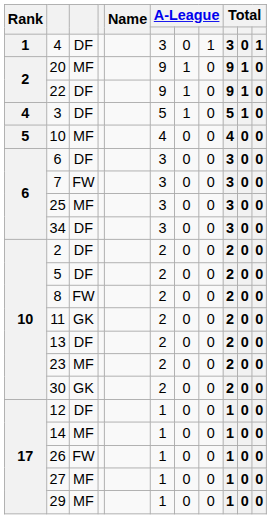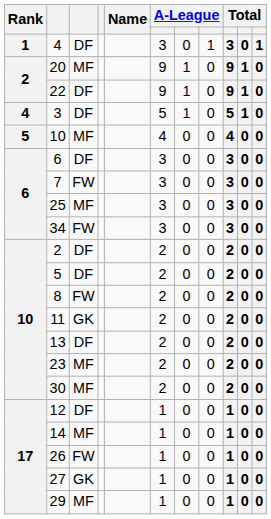(83, 228) DF -> (83, 228) FW
(83, 387) GK -> (83, 387) MF
(83, 479) MF -> (83, 479) GK
